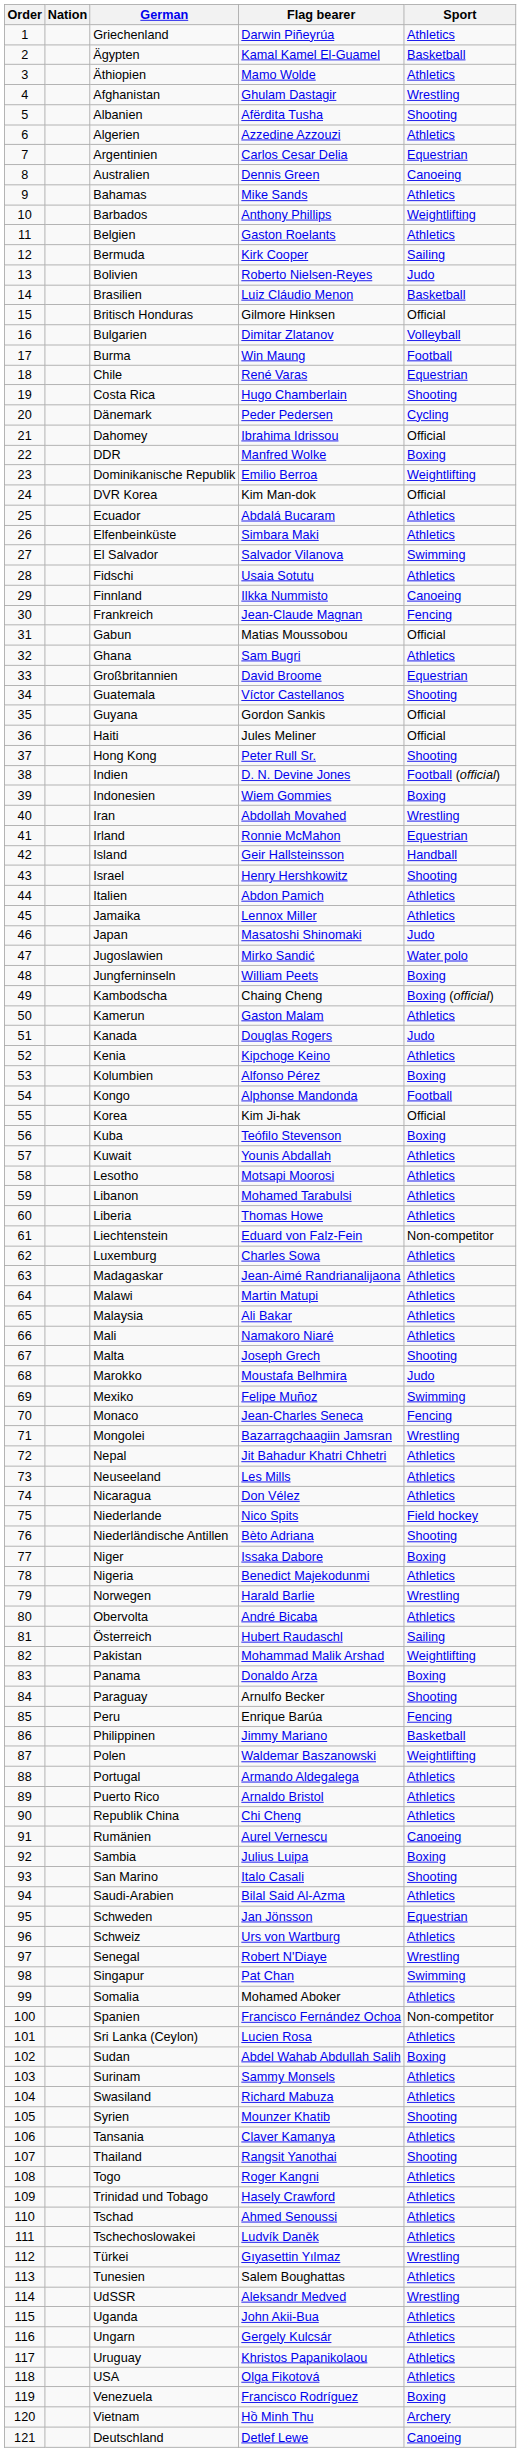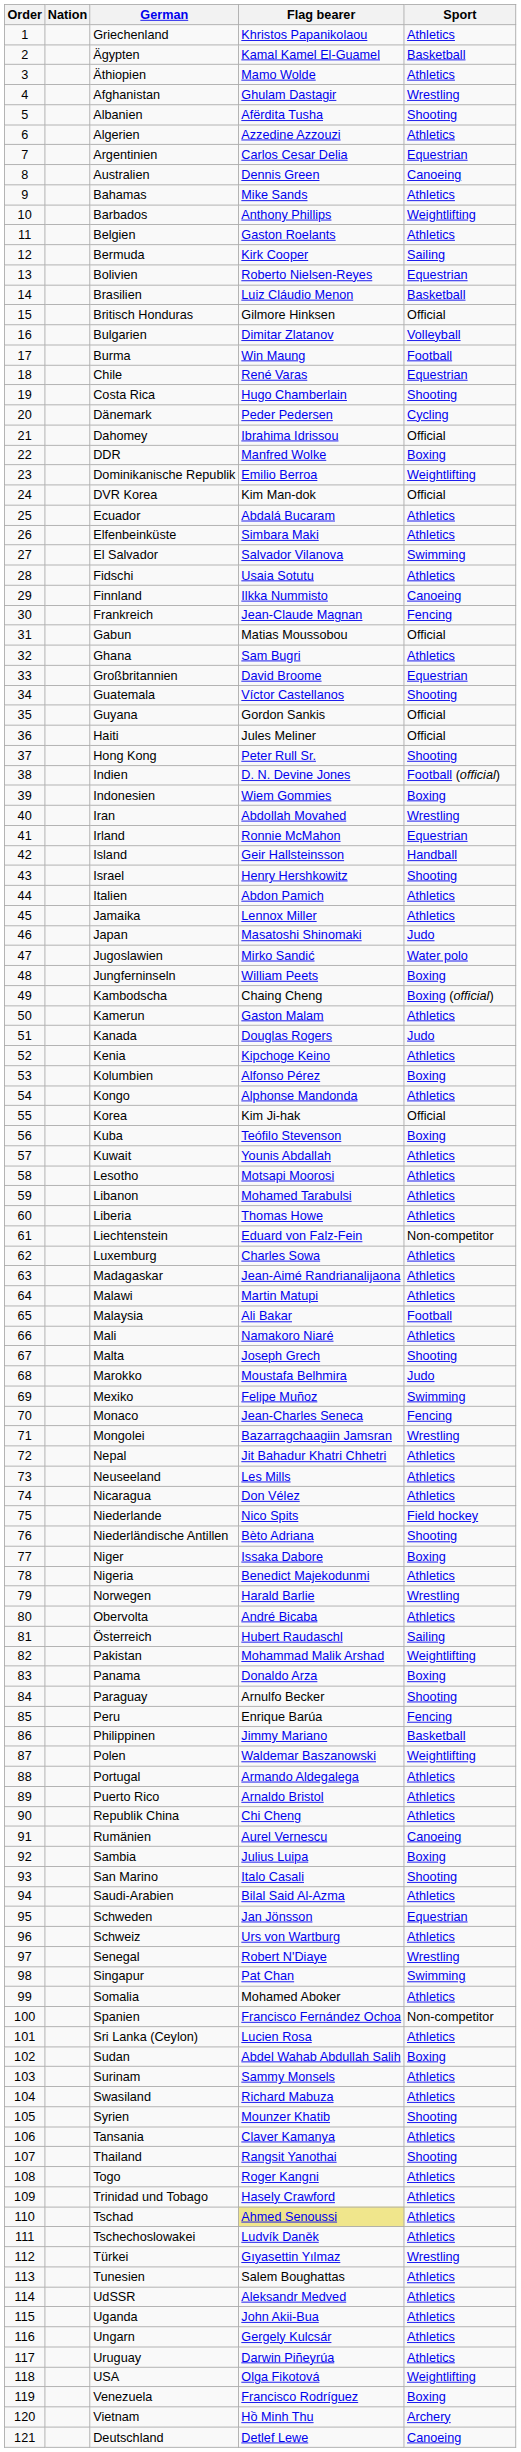(288, 35) Darwin Piñeyrúa -> (304, 35) Khristos Papanikolaou
(421, 275) Judo -> (437, 275) Equestrian
(430, 1096) Football -> (431, 1096) Athletics
(431, 1316) Athletics -> (430, 1316) Football
(289, 2217) no background -> (289, 2217) khaki background
(433, 2297) Wrestling -> (431, 2297) Athletics
(304, 2357) Khristos Papanikolaou -> (288, 2357) Darwin Piñeyrúa
(431, 2377) Athletics -> (441, 2377) Weightlifting
